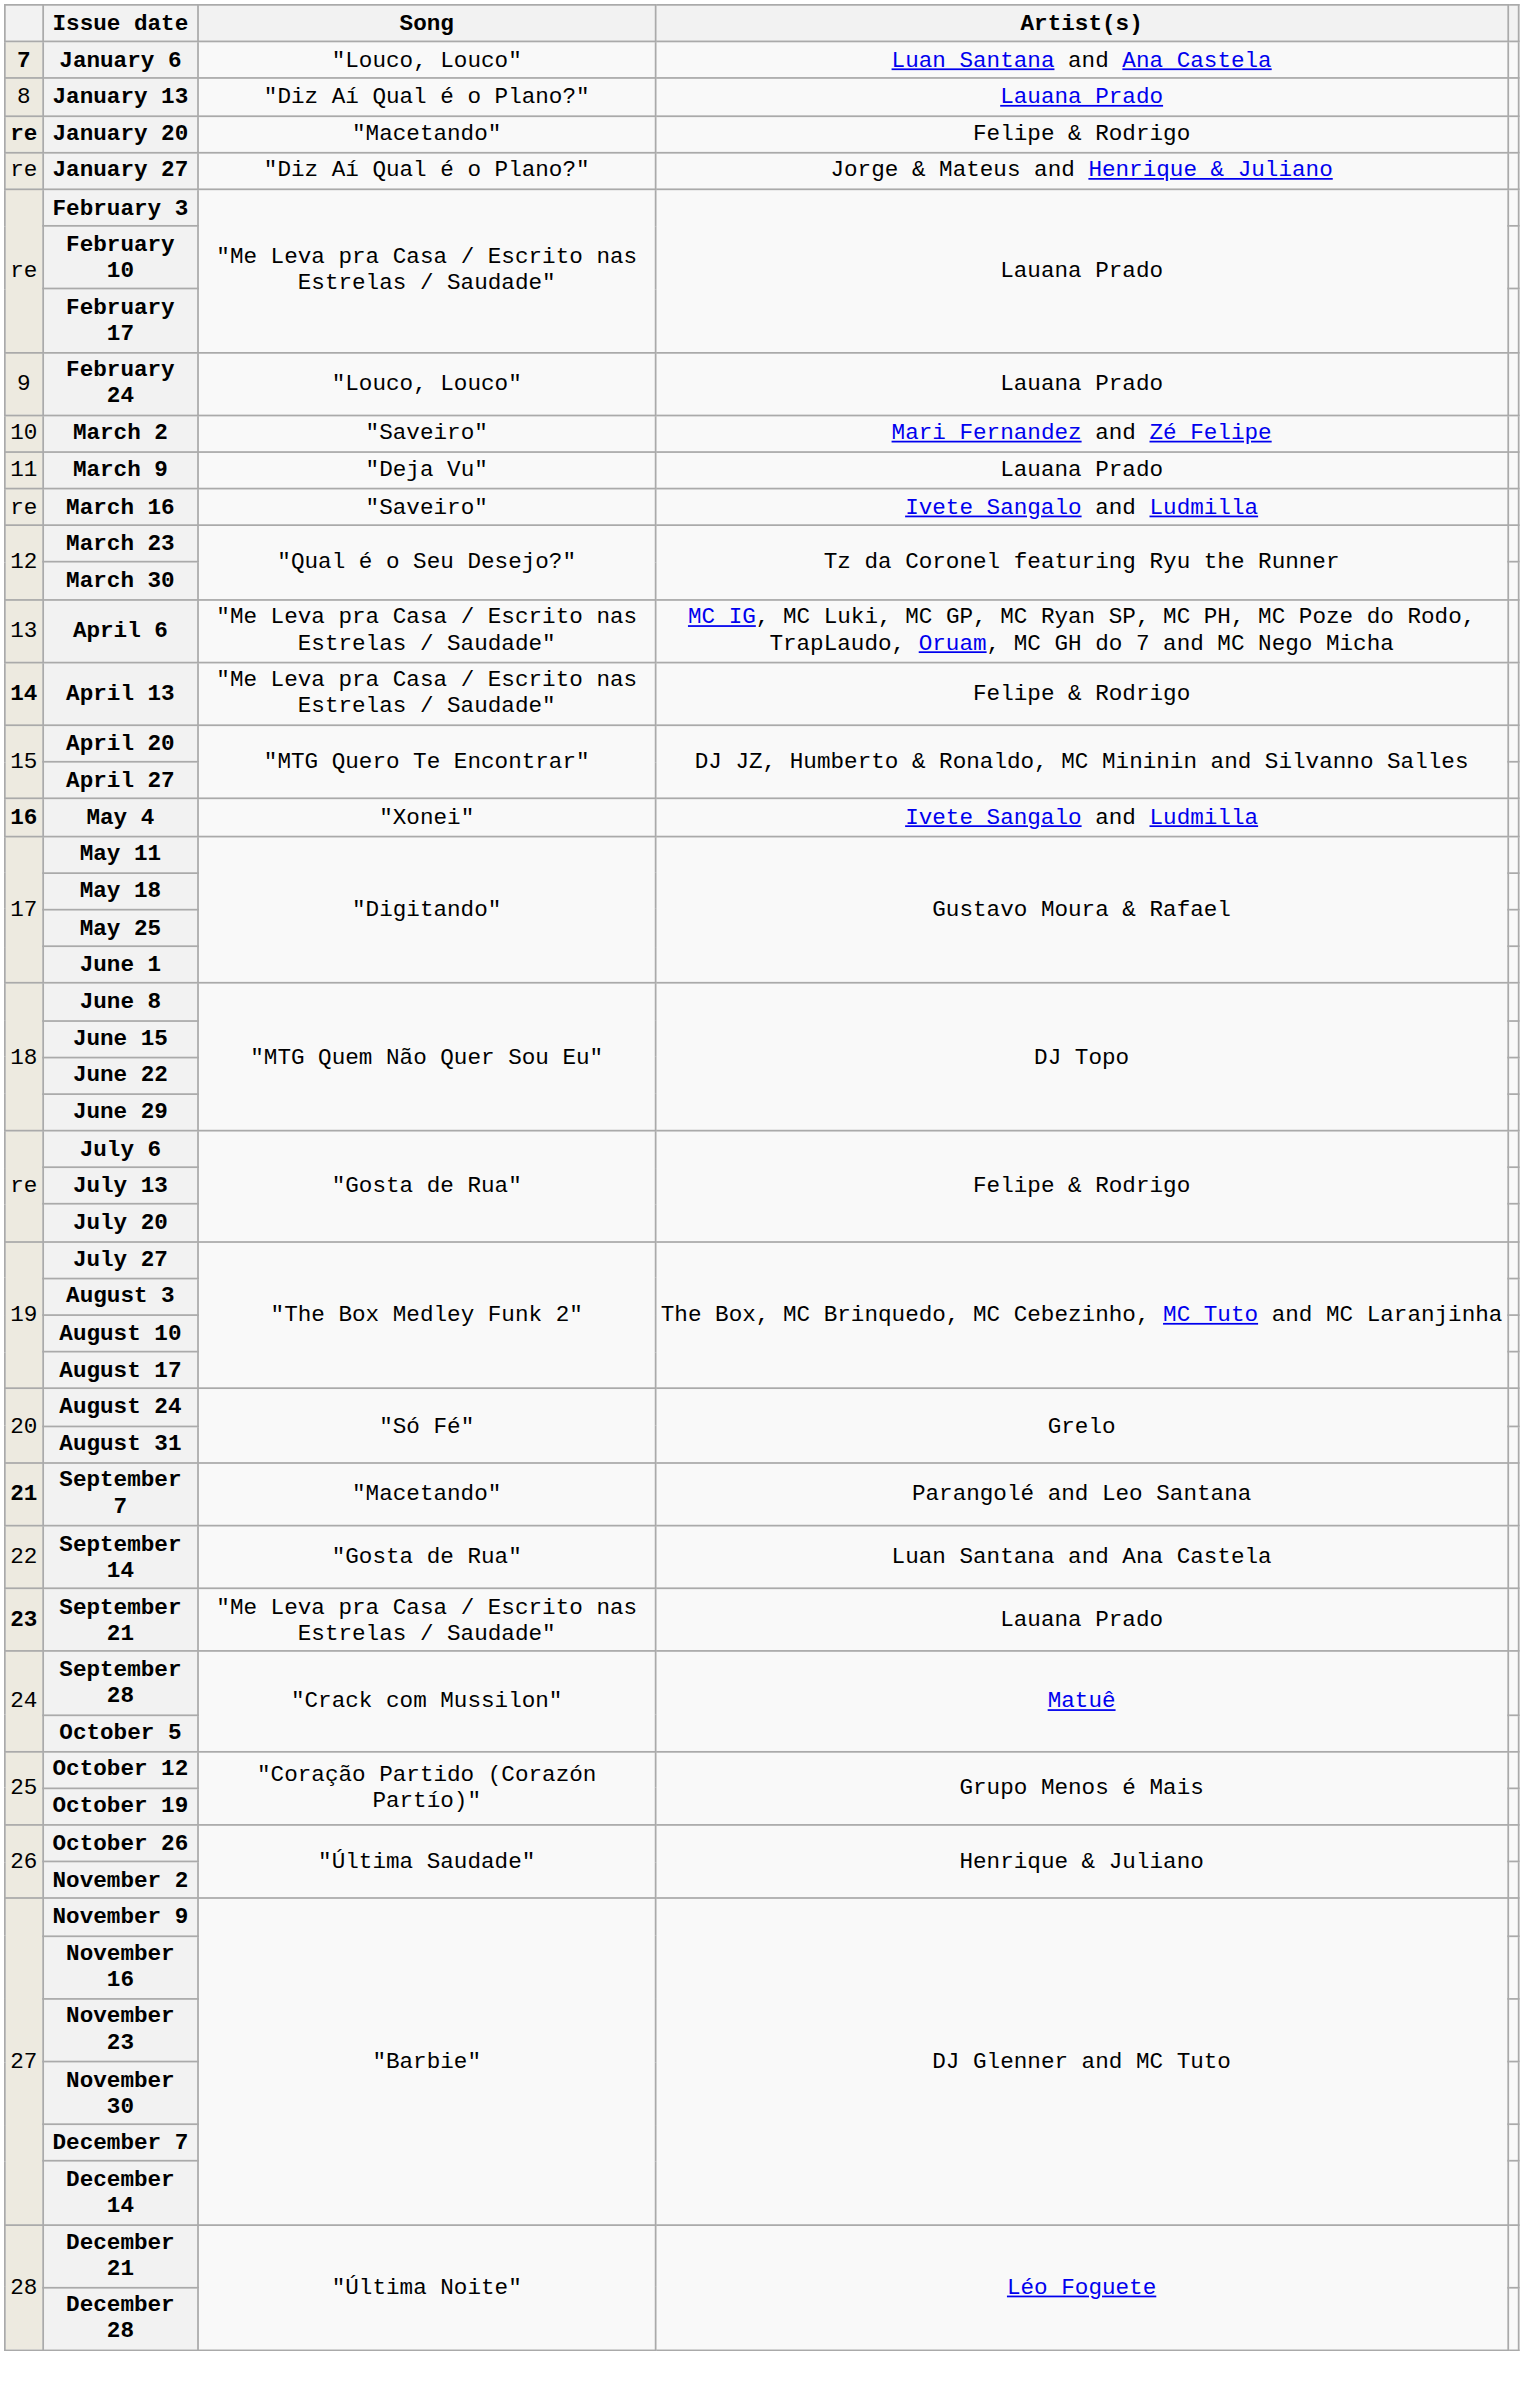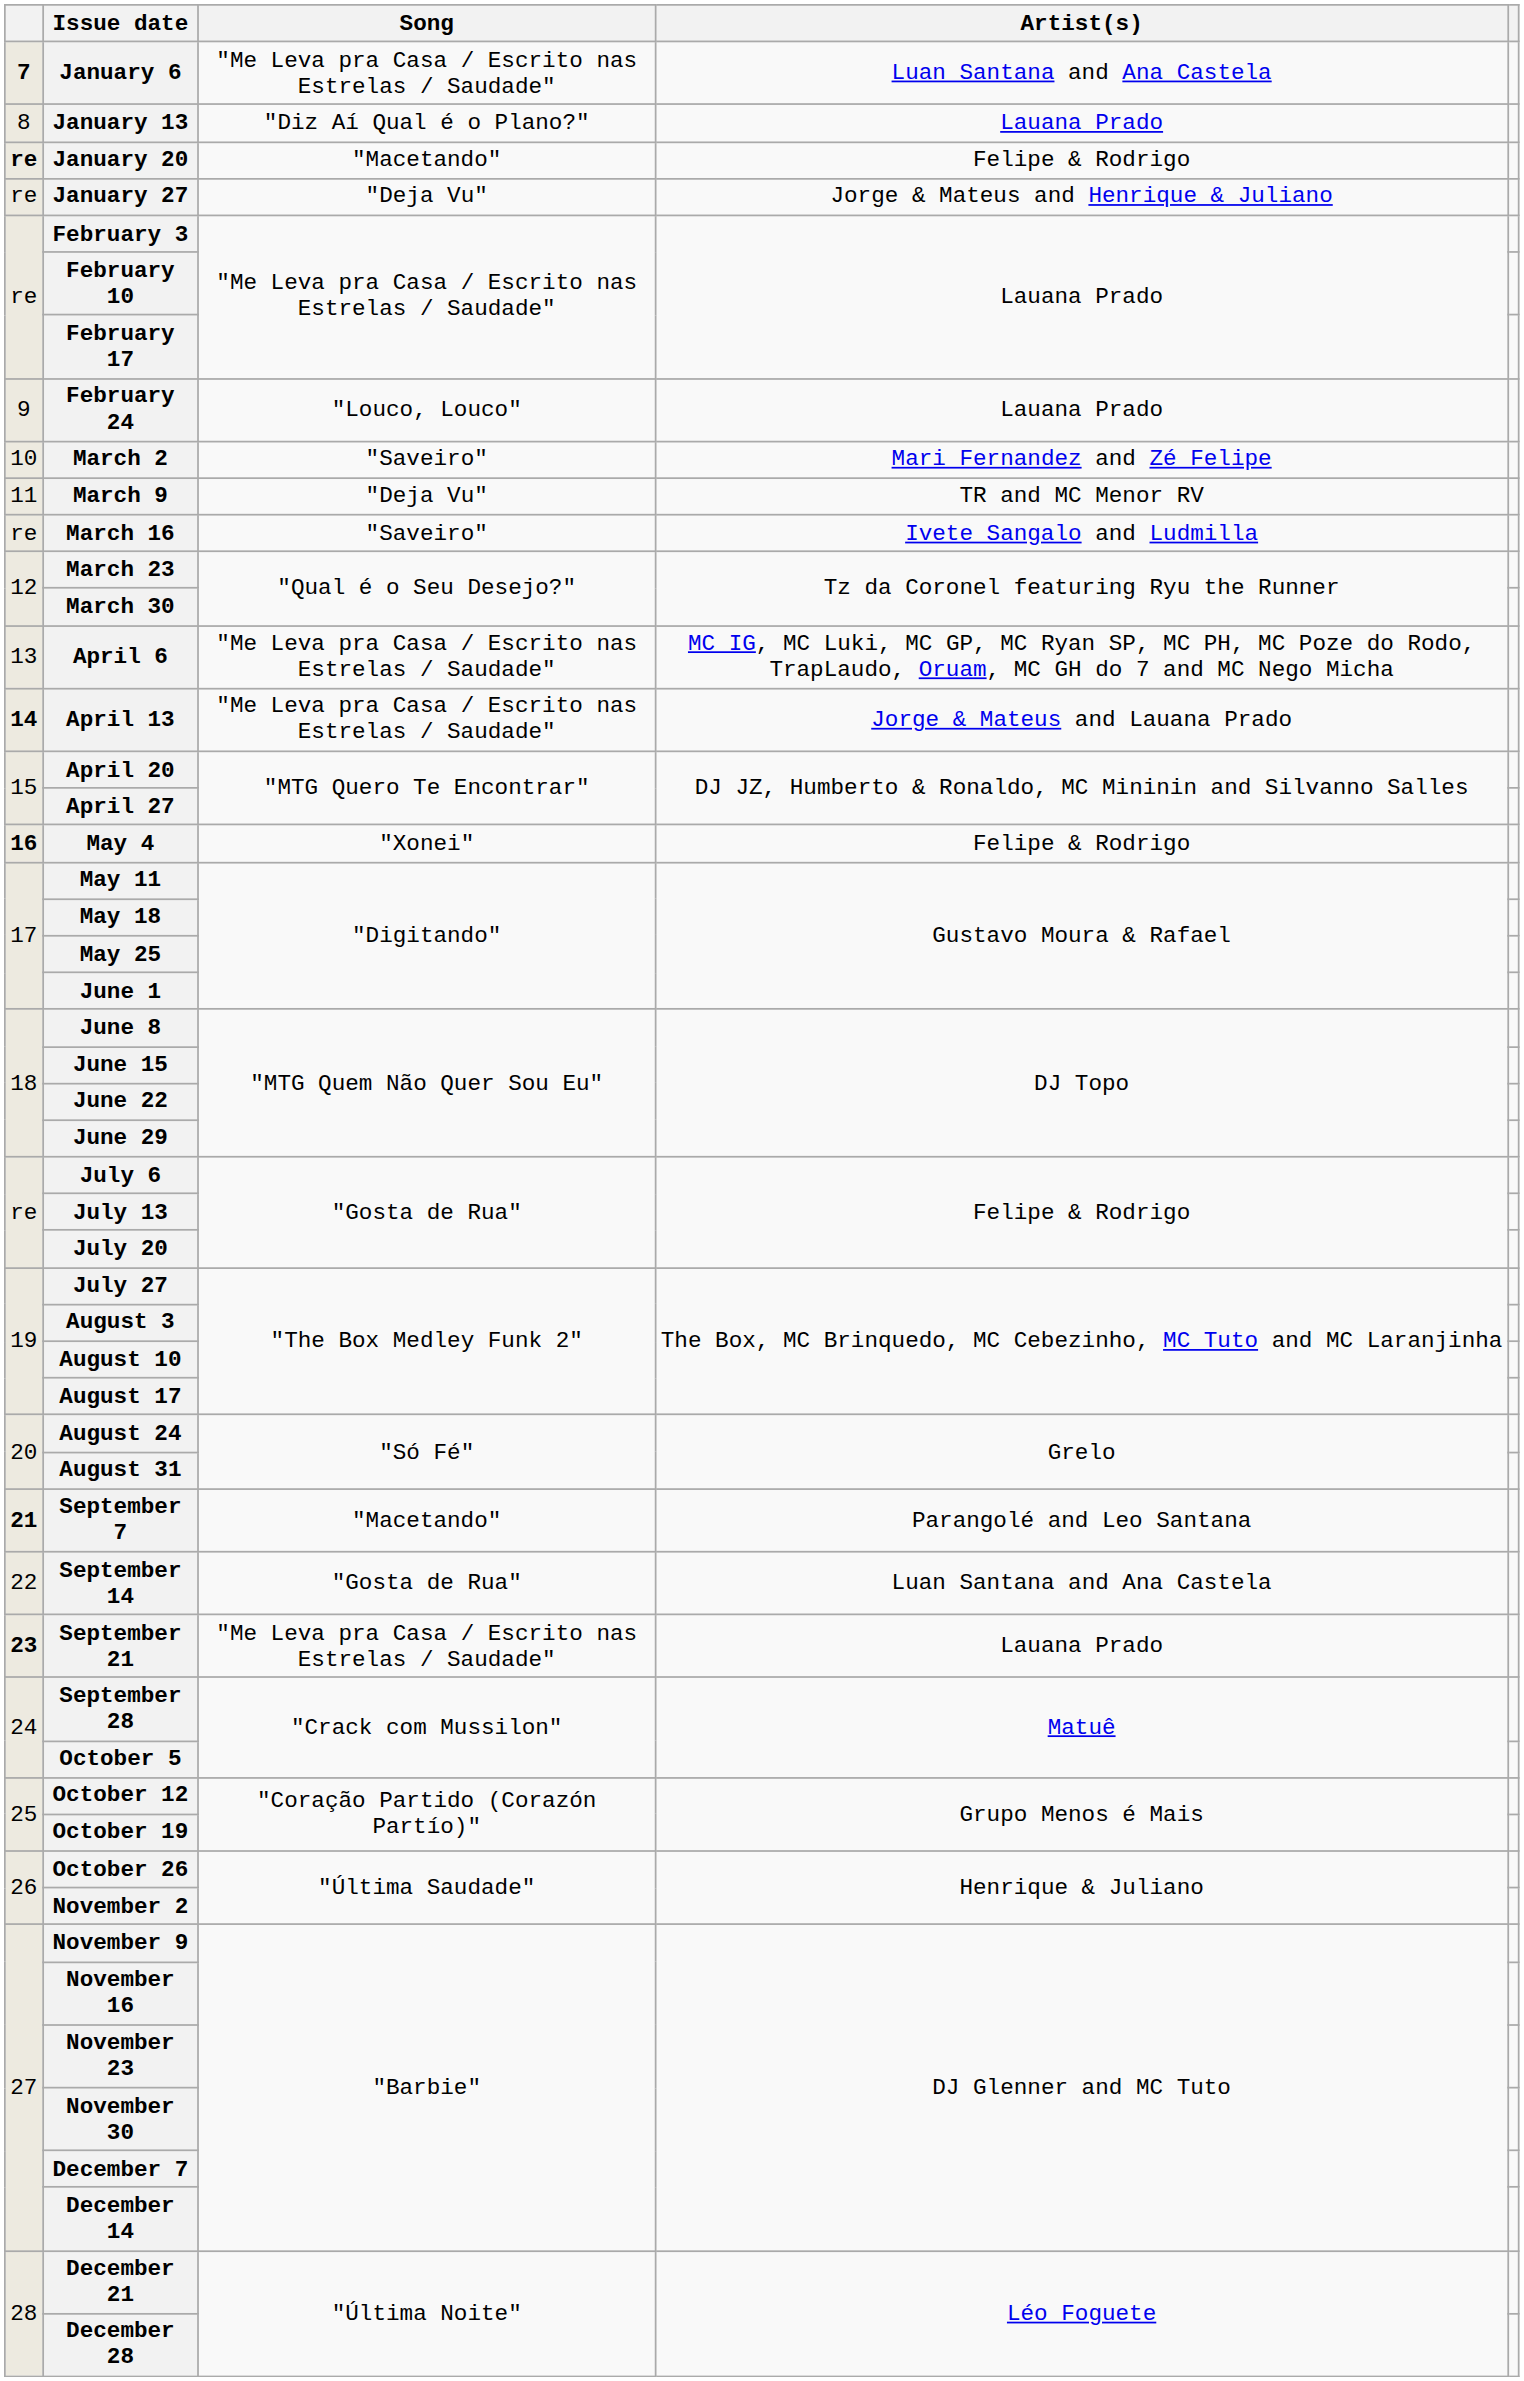(427, 60) "Louco, Louco" -> (427, 73) "Me Leva pra Casa / Escrito nas Estrelas / Saudade"
(427, 171) "Diz Aí Qual é o Plano?" -> (427, 197) "Deja Vu"
(1082, 470) Lauana Prado -> (1082, 496) TR and MC Menor RV
(1082, 694) Felipe & Rodrigo -> (1082, 720) Jorge & Mateus and Lauana Prado
(1082, 817) Ivete Sangalo and Ludmilla -> (1082, 843) Felipe & Rodrigo
